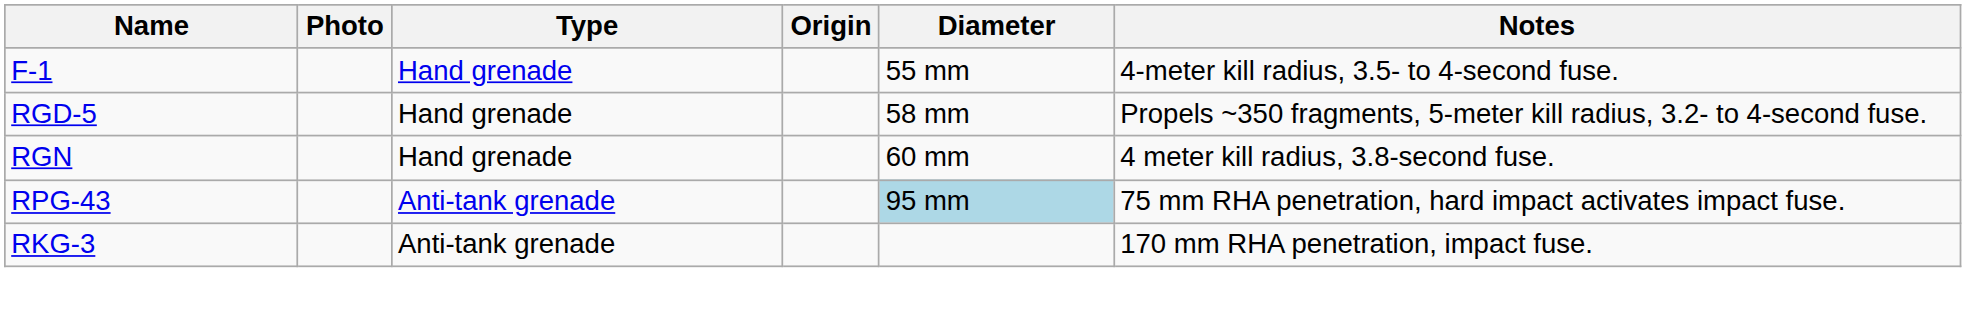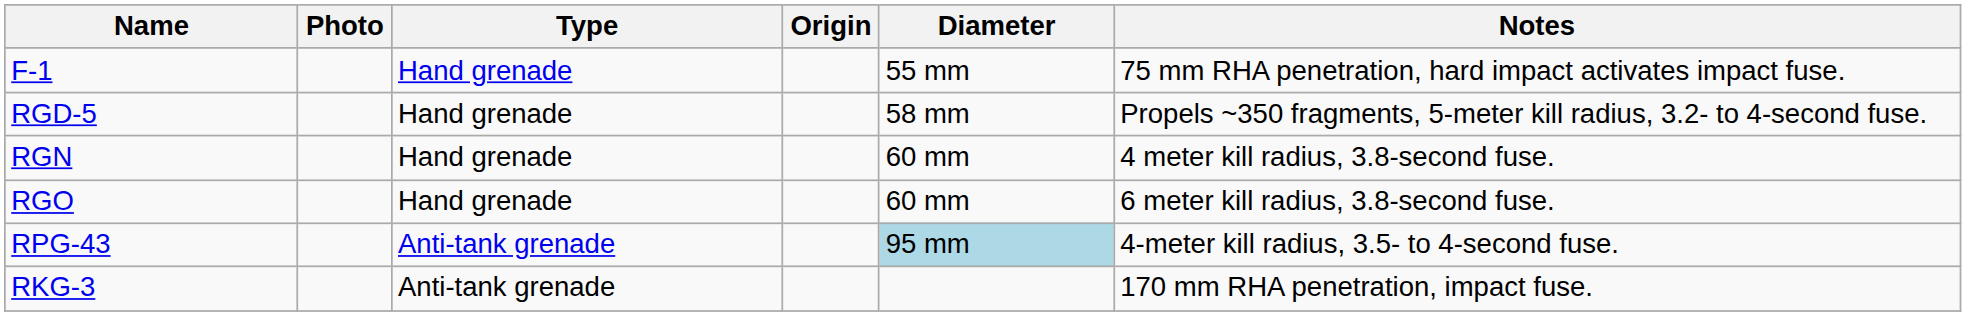(1370, 69) 4-meter kill radius, 3.5- to 4-second fuse. -> (1483, 69) 75 mm RHA penetration, hard impact activates impact fuse.
+ row: (43, 200)
(1483, 200) 75 mm RHA penetration, hard impact activates impact fuse. -> (1370, 244) 4-meter kill radius, 3.5- to 4-second fuse.
